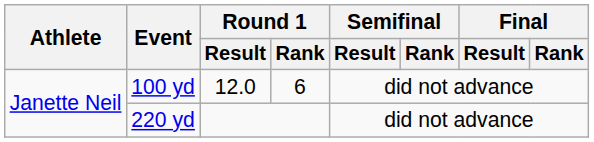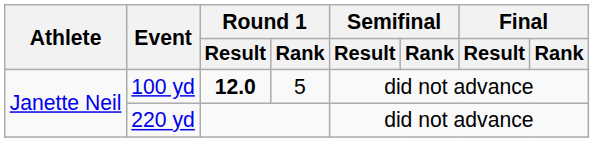(235, 87) normal -> (235, 87) bold
(300, 87) 6 -> (300, 87) 5
